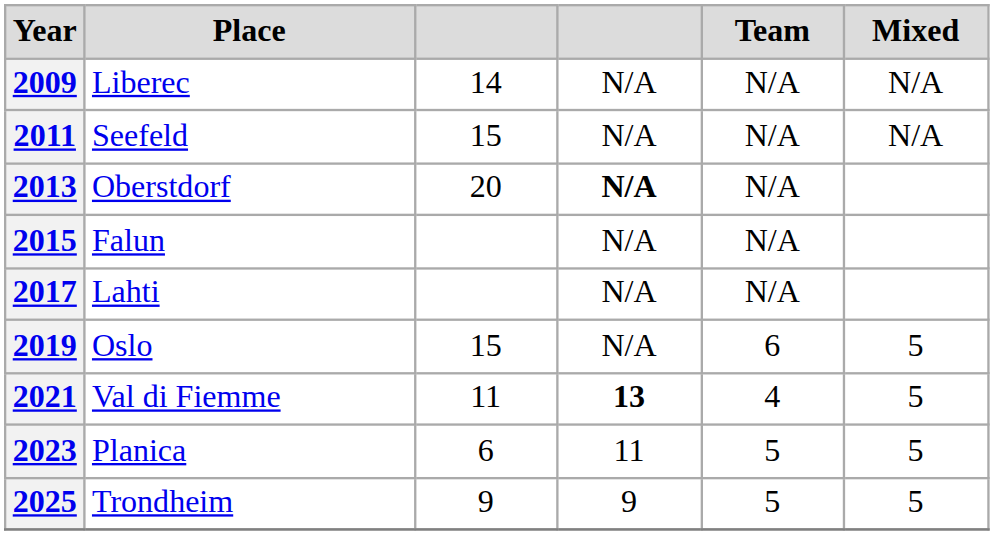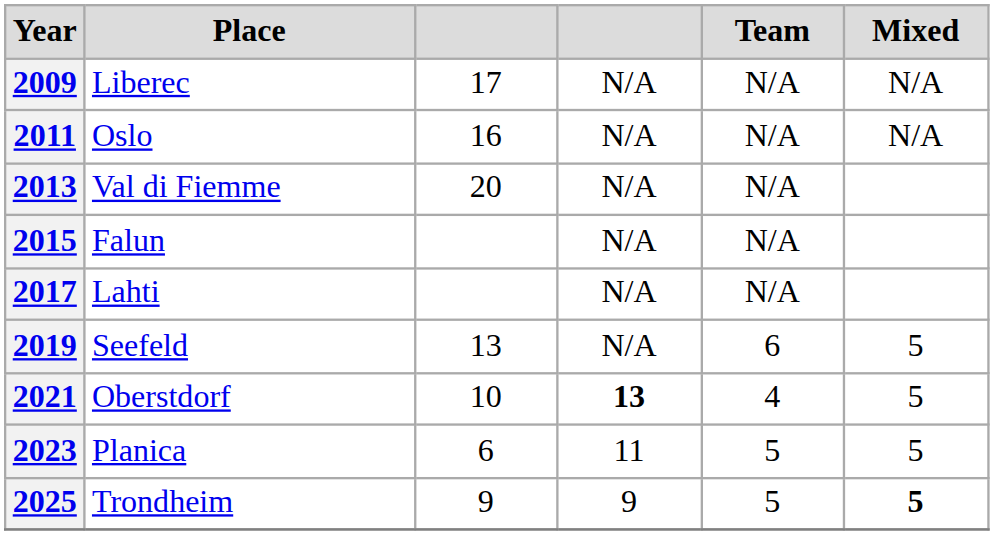(486, 82) 14 -> (486, 82) 17
(140, 135) Seefeld -> (122, 135) Oslo
(486, 135) 15 -> (486, 135) 16
(161, 187) Oberstdorf -> (186, 187) Val di Fiemme
(629, 187) bold -> (629, 187) normal
(122, 345) Oslo -> (140, 345) Seefeld
(486, 345) 15 -> (486, 345) 13
(186, 397) Val di Fiemme -> (161, 397) Oberstdorf
(486, 397) 11 -> (486, 397) 10
(916, 502) normal -> (916, 502) bold
